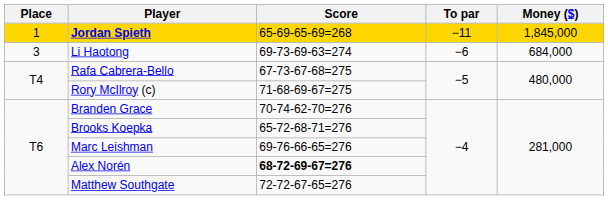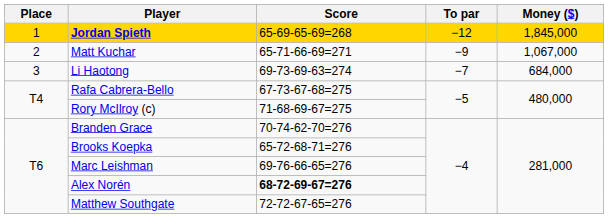(461, 33) −11 -> (461, 33) −12
+ row: (103, 52)
(461, 52) −6 -> (461, 71) −7
